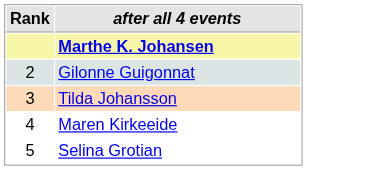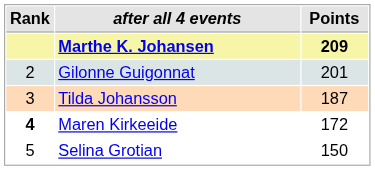+ column: (334, 19)
(30, 125) normal -> (30, 125) bold
